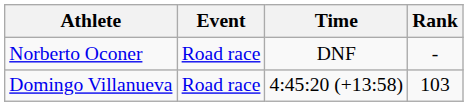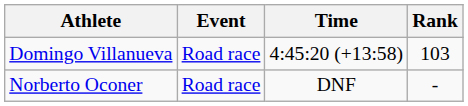rows swapped: (91, 85) <-> (76, 53)
